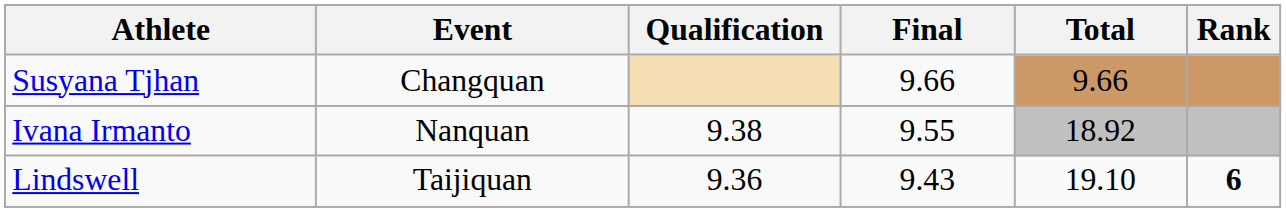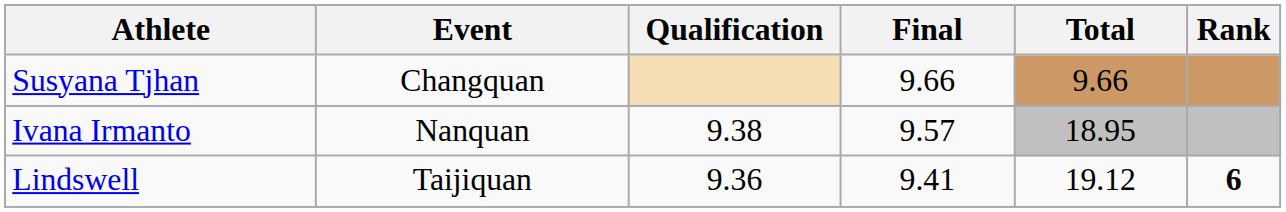(927, 130) 9.55 -> (927, 130) 9.57
(1100, 130) 18.92 -> (1100, 130) 18.95
(927, 180) 9.43 -> (927, 180) 9.41
(1100, 180) 19.10 -> (1100, 180) 19.12
